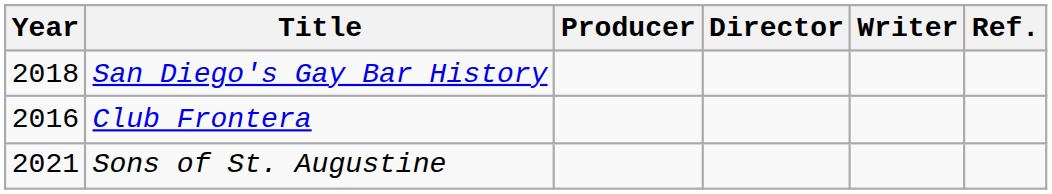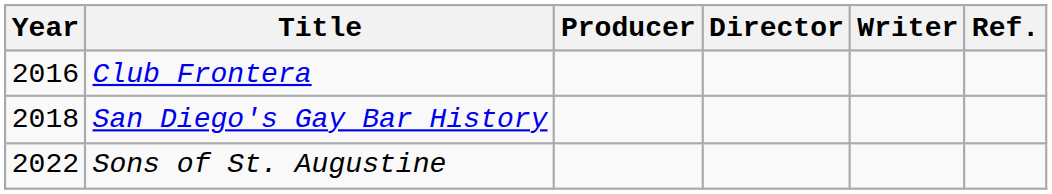rows swapped: (202, 119) <-> (320, 74)
(45, 165) 2021 -> (45, 165) 2022
